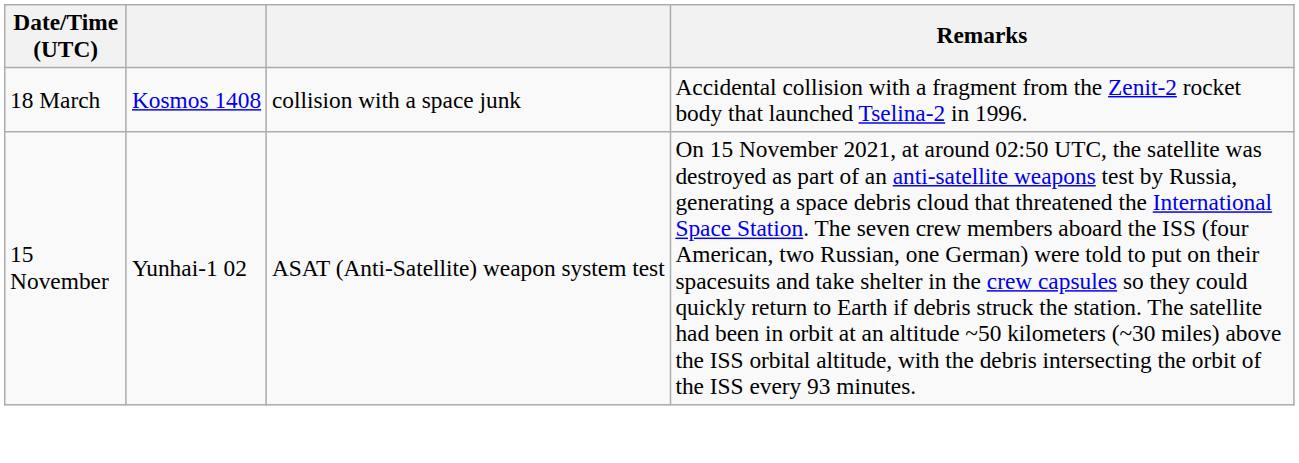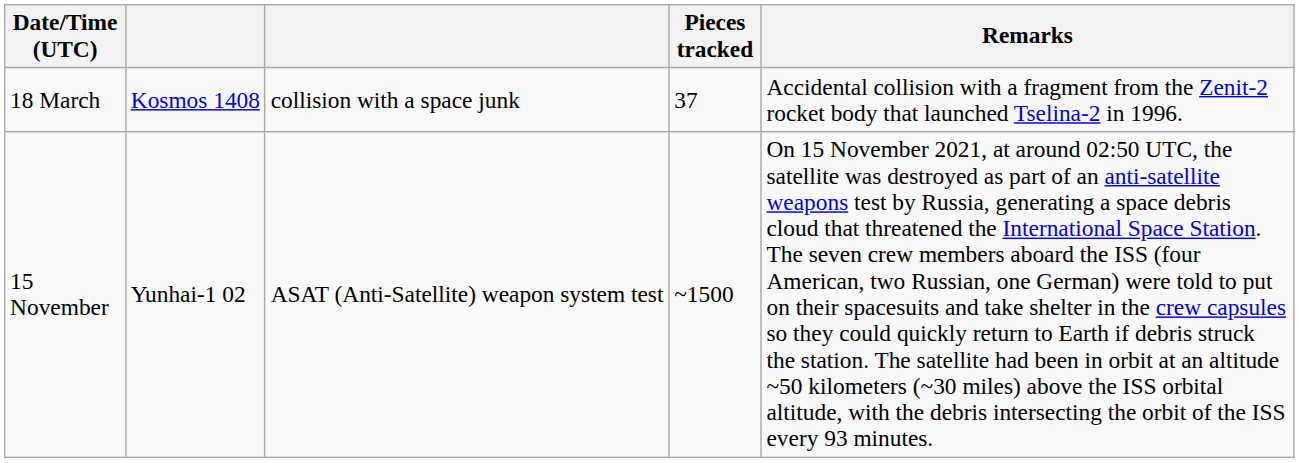+ column: (715, 36)
